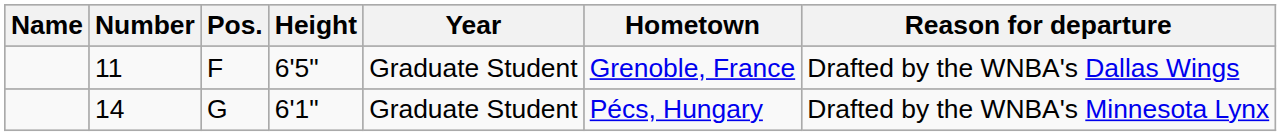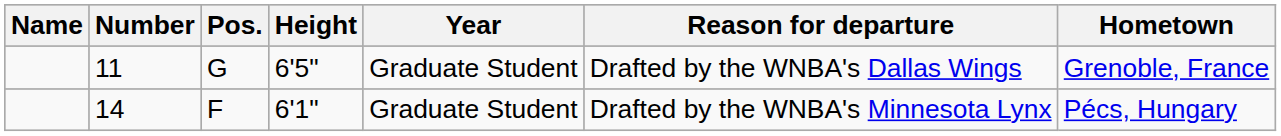columns swapped: (692, 25) <-> (1038, 25)
(215, 67) F -> (217, 67) G
(217, 109) G -> (215, 109) F
